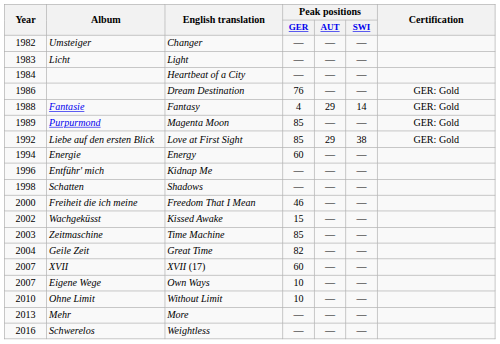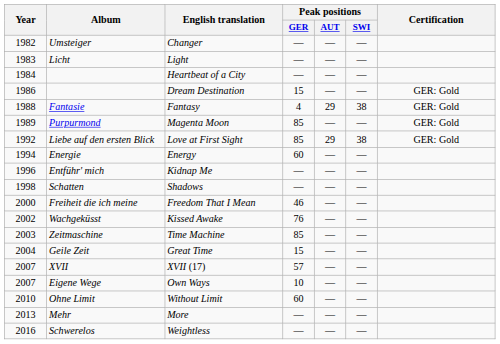(299, 91) 76 -> (299, 91) 15
(362, 107) 14 -> (362, 107) 38
(299, 219) 15 -> (299, 219) 76
(299, 251) 82 -> (299, 251) 15
(299, 267) 60 -> (299, 267) 57
(299, 299) 10 -> (299, 299) 60
